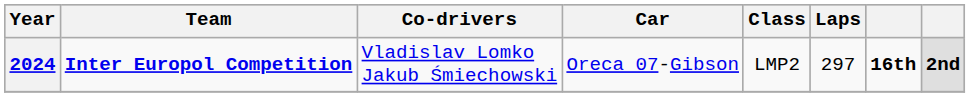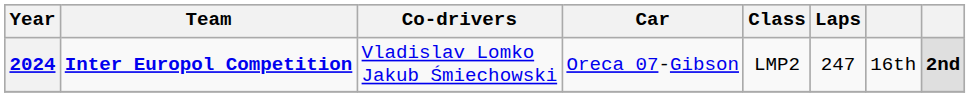(838, 64) 297 -> (838, 64) 247
(893, 64) bold -> (893, 64) normal
